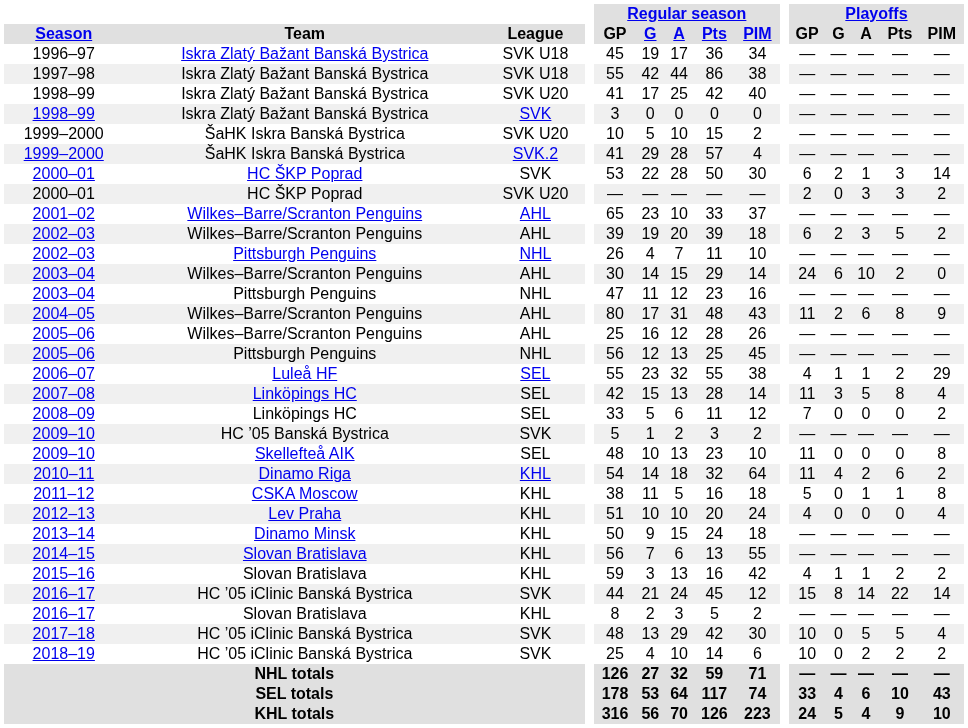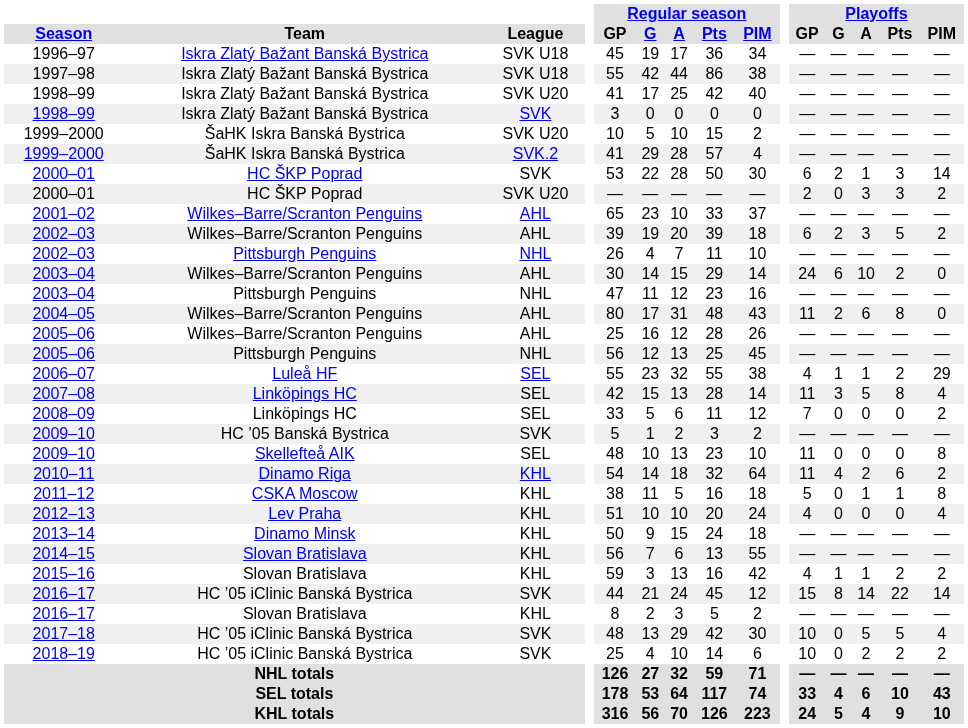(942, 314) 9 -> (942, 314) 0
